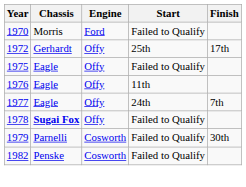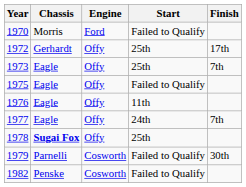+ row: (18, 66)
(168, 120) Failed to Qualify -> (141, 138) 25th
